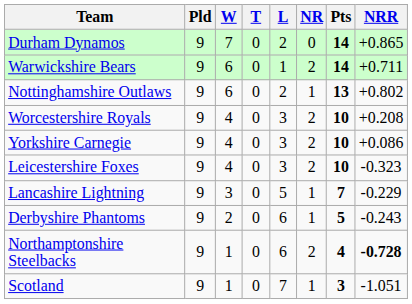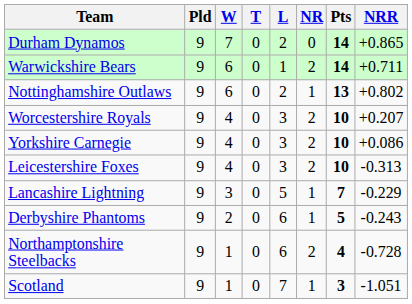(381, 117) +0.208 -> (381, 117) +0.207
(381, 167) -0.323 -> (381, 167) -0.313
(381, 252) bold -> (381, 252) normal
